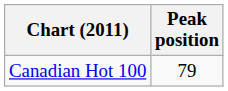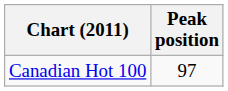(187, 70) 79 -> (187, 70) 97
